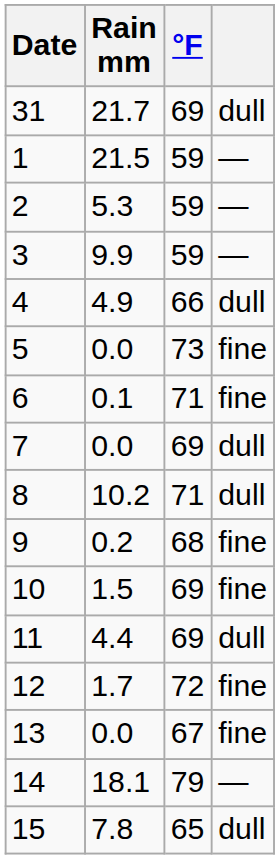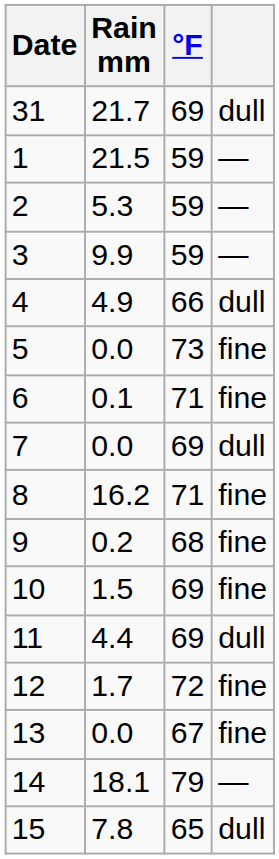(121, 494) 10.2 -> (121, 494) 16.2
(242, 494) dull -> (243, 494) fine
